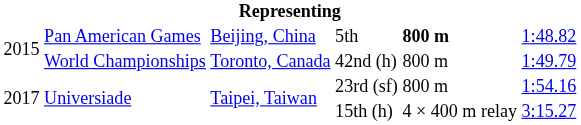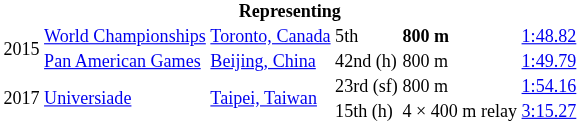(122, 36) Pan American Games -> (125, 36) World Championships
(263, 36) Beijing, China -> (270, 36) Toronto, Canada
(125, 61) World Championships -> (122, 61) Pan American Games
(270, 61) Toronto, Canada -> (263, 61) Beijing, China
